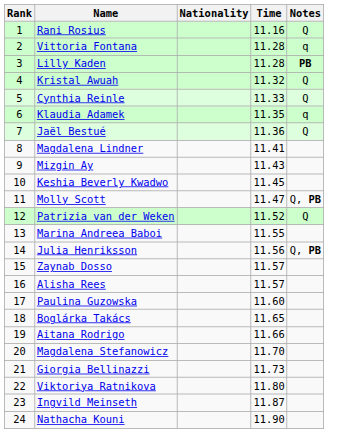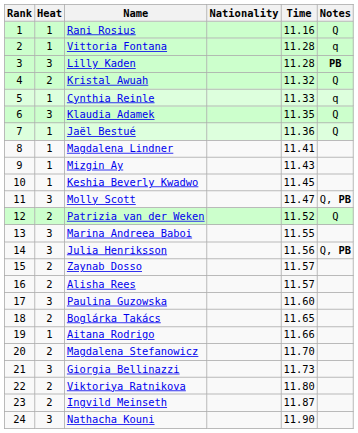+ column: (49, 13)
(305, 98) Q -> (335, 98) q
(305, 115) q -> (335, 115) Q
